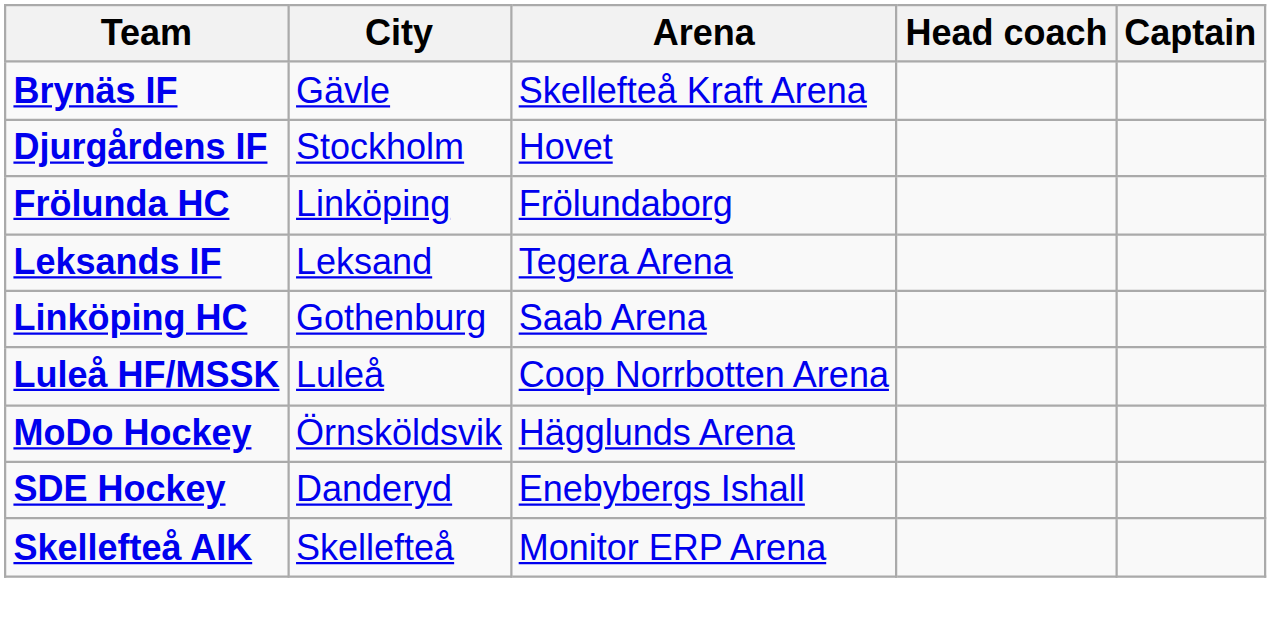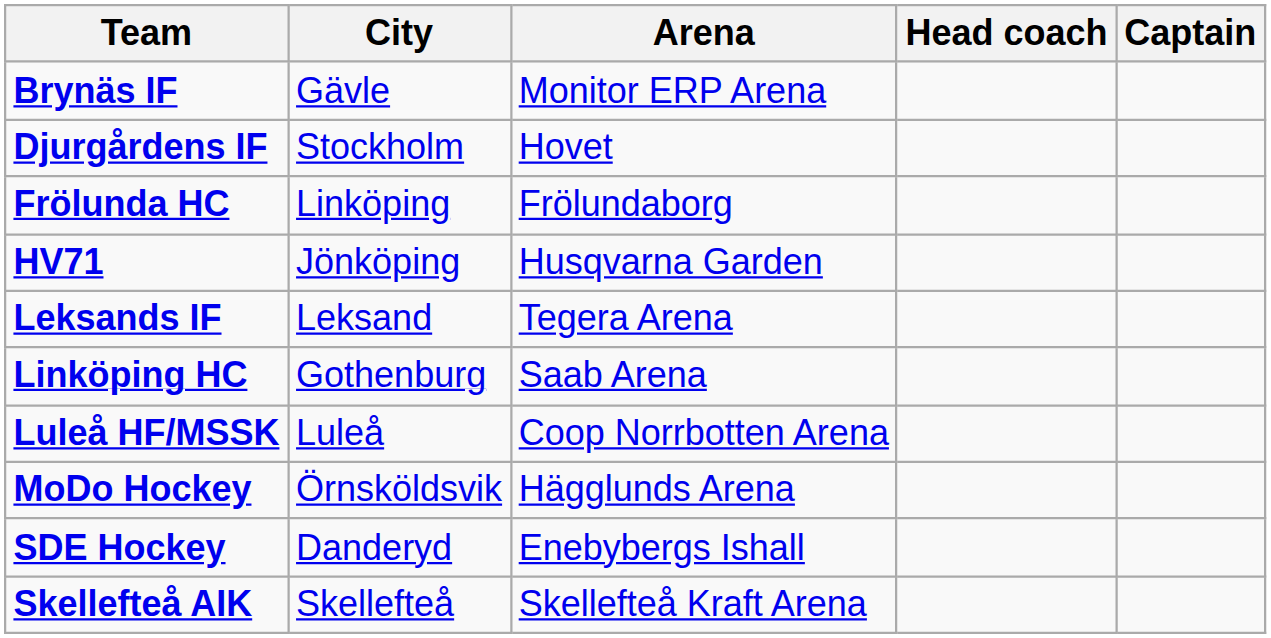(693, 90) Skellefteå Kraft Arena -> (672, 90) Monitor ERP Arena
+ row: (58, 261)
(672, 546) Monitor ERP Arena -> (693, 603) Skellefteå Kraft Arena
